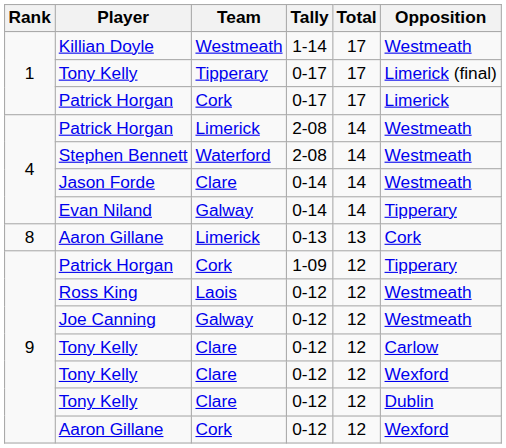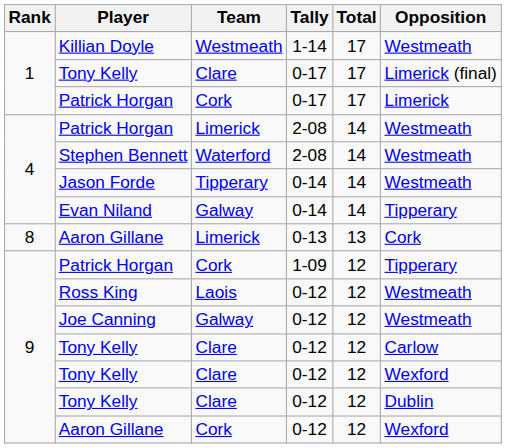(232, 73) Tipperary -> (216, 73) Clare
(216, 182) Clare -> (232, 182) Tipperary
